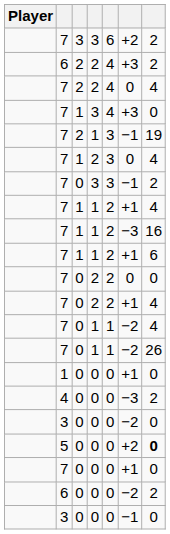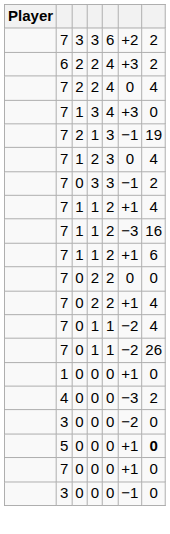(130, 445) +2 -> (130, 445) +1
- row: (64, 493)
